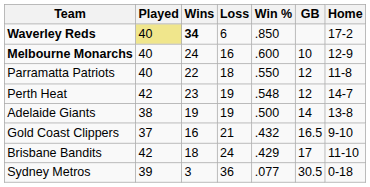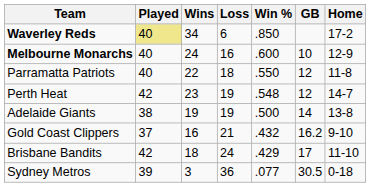(191, 34) bold -> (191, 34) normal
(310, 133) 16.5 -> (310, 133) 16.2
